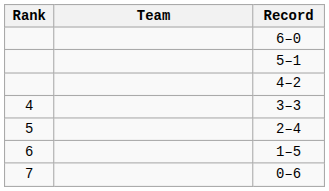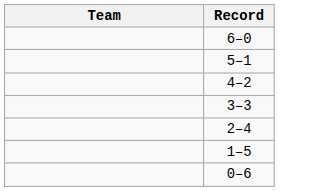- column: (29, 16)
